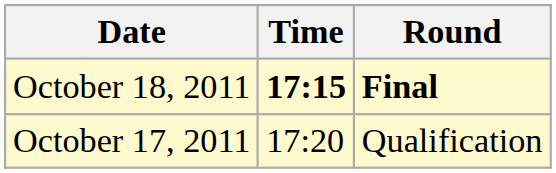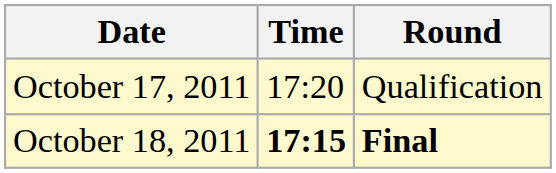rows swapped: (132, 140) <-> (132, 85)
